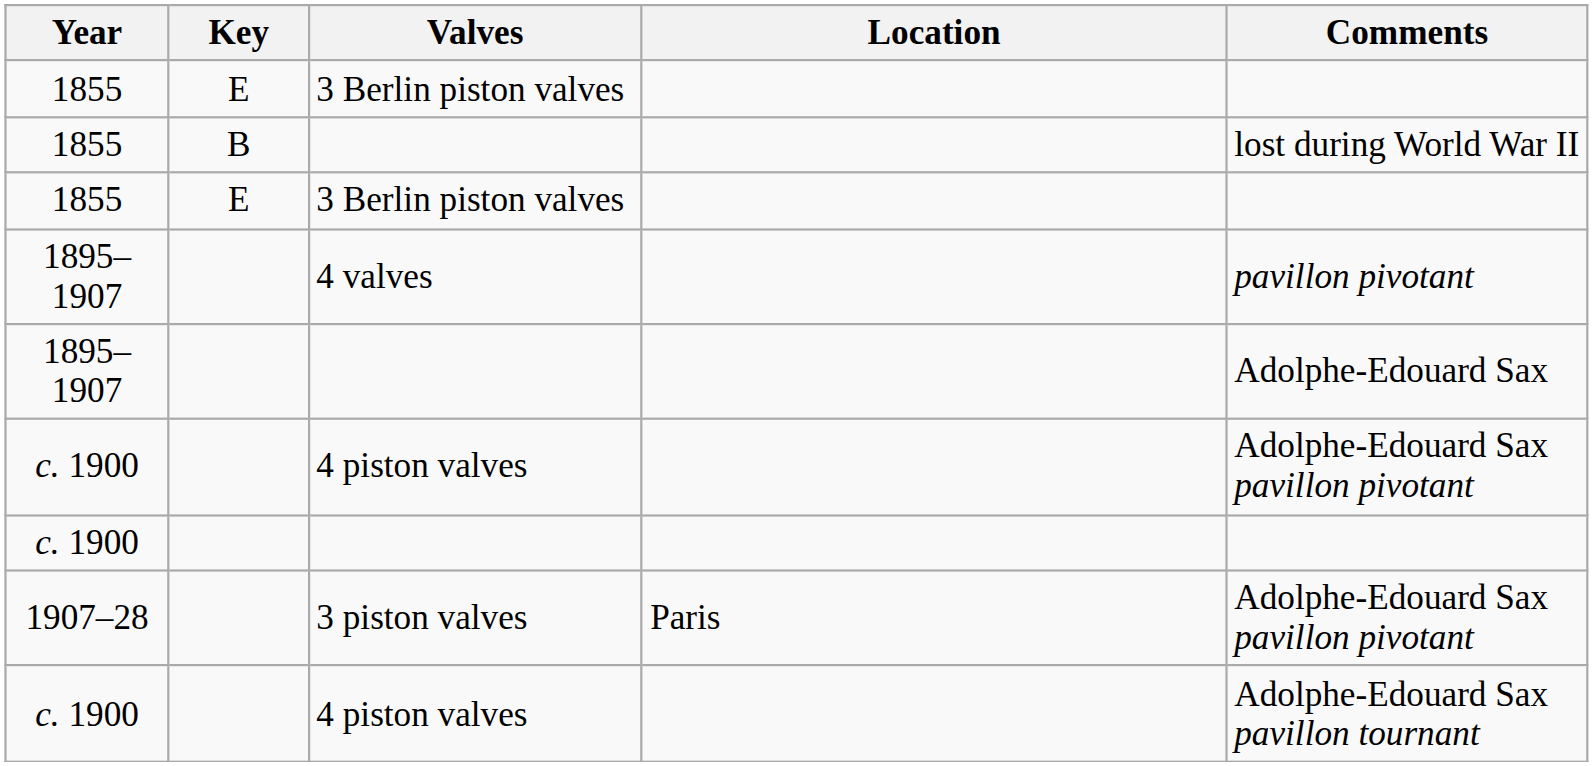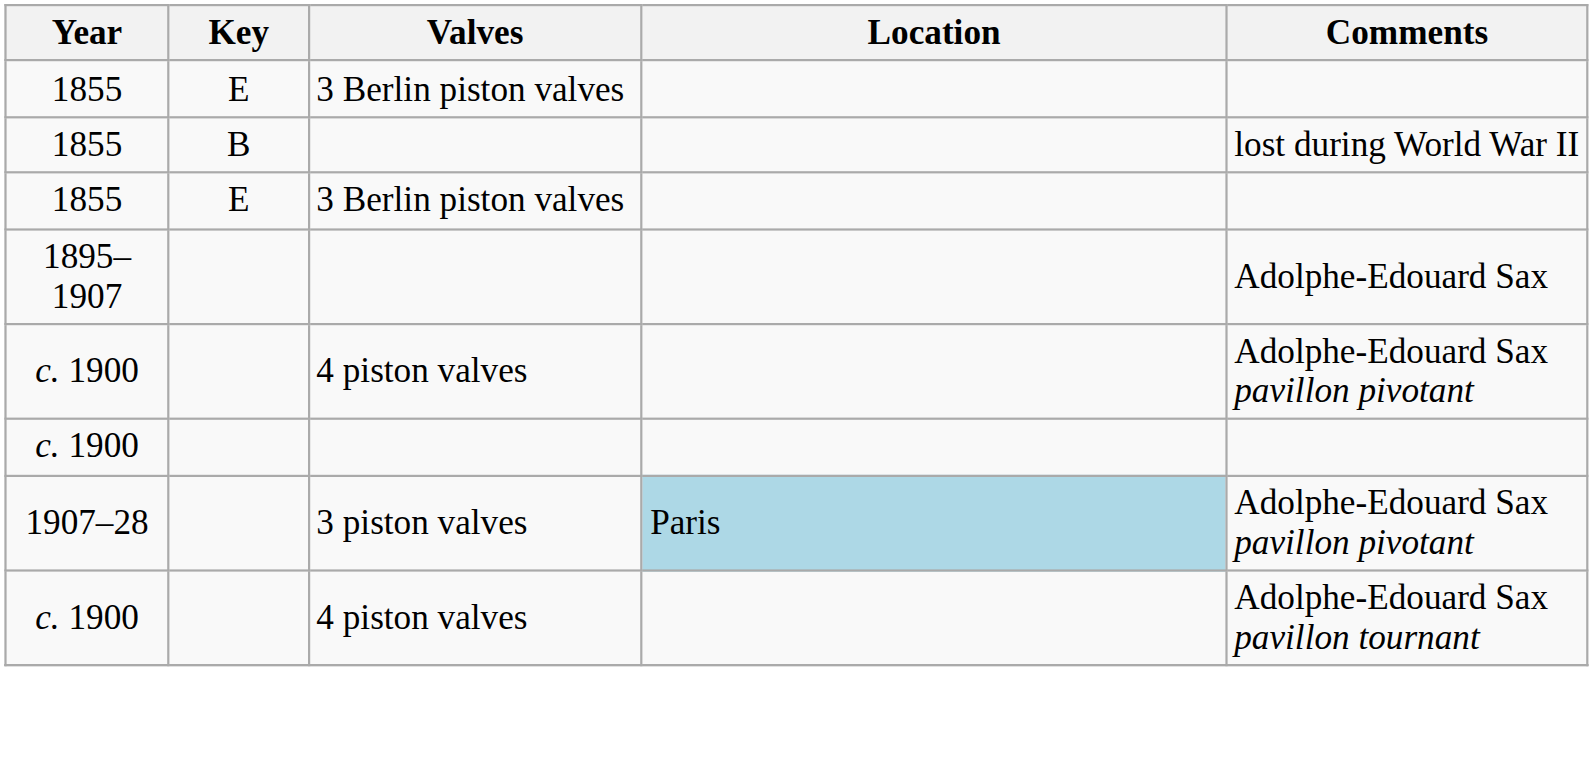- row: (87, 275)
(685, 617) no background -> (685, 522) lightblue background
